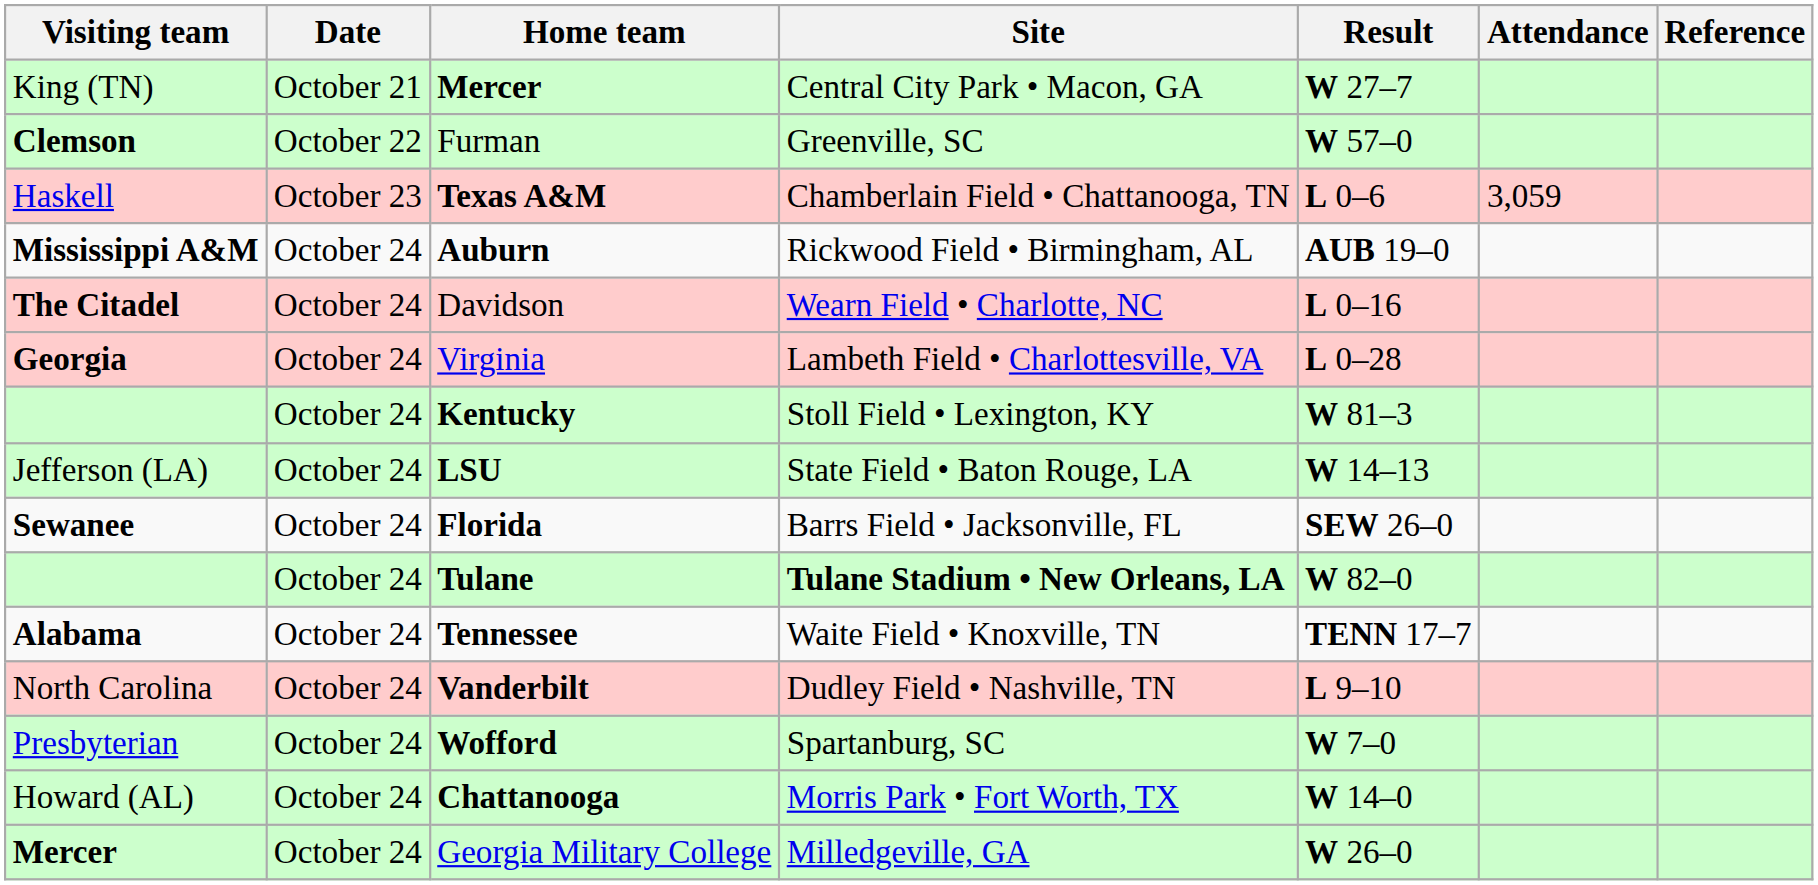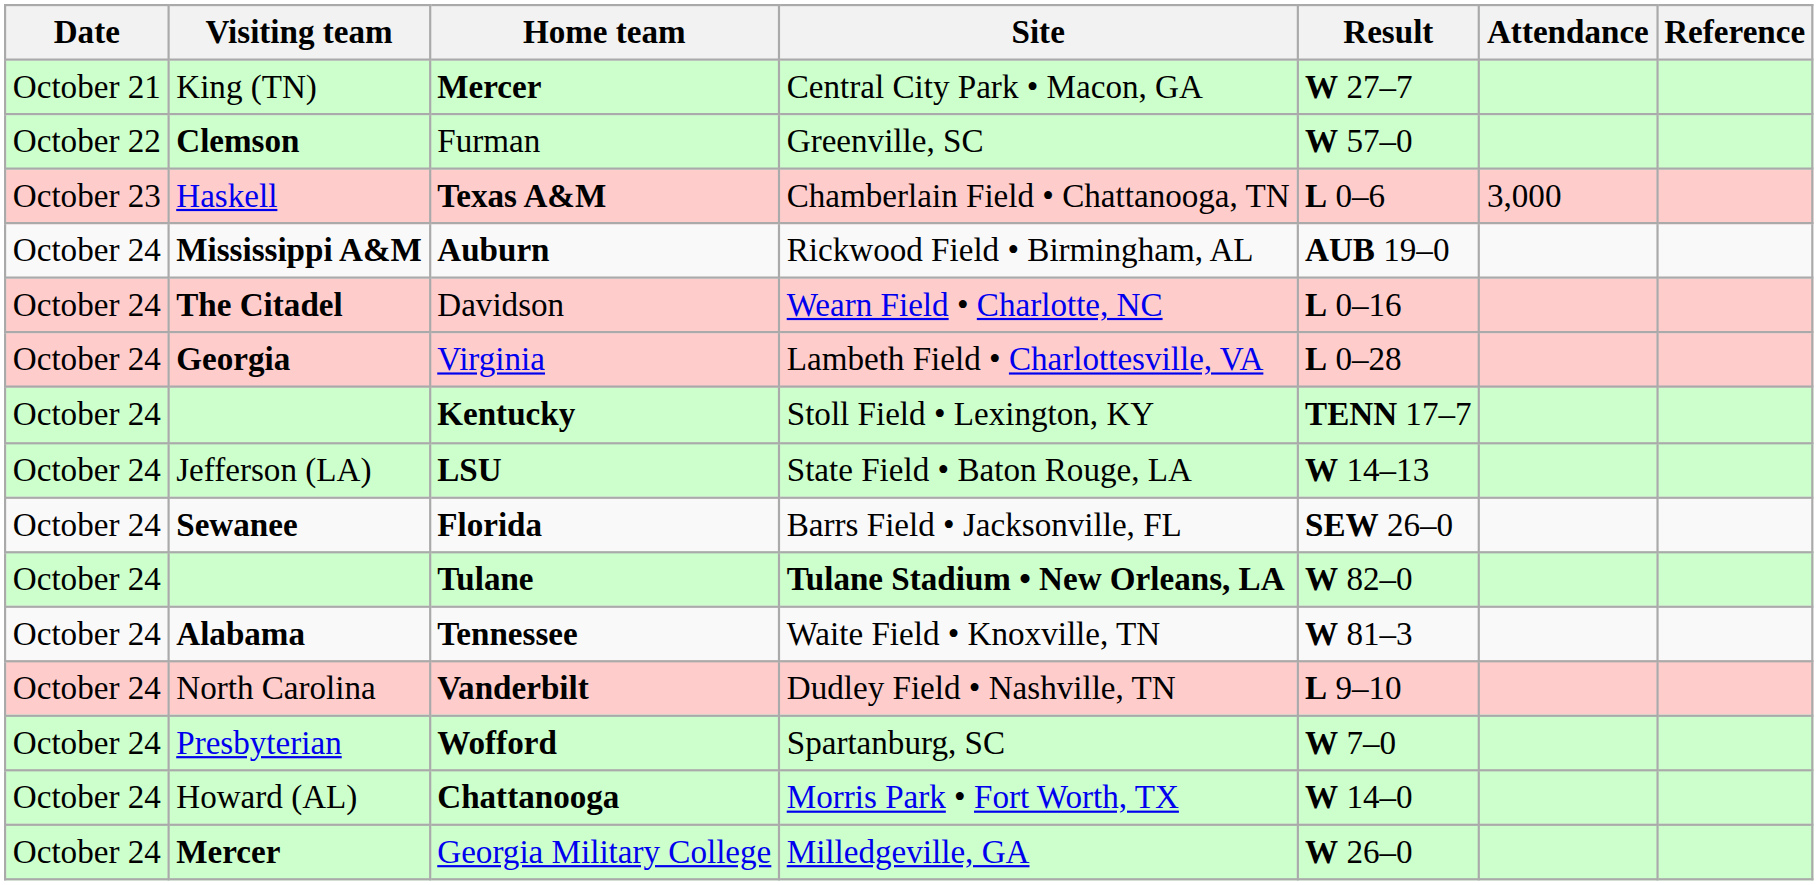columns swapped: (348, 32) <-> (136, 32)
(1524, 195) 3,059 -> (1524, 195) 3,000
(1359, 414) W 81–3 -> (1388, 414) TENN 17–7
(1388, 633) TENN 17–7 -> (1359, 633) W 81–3
